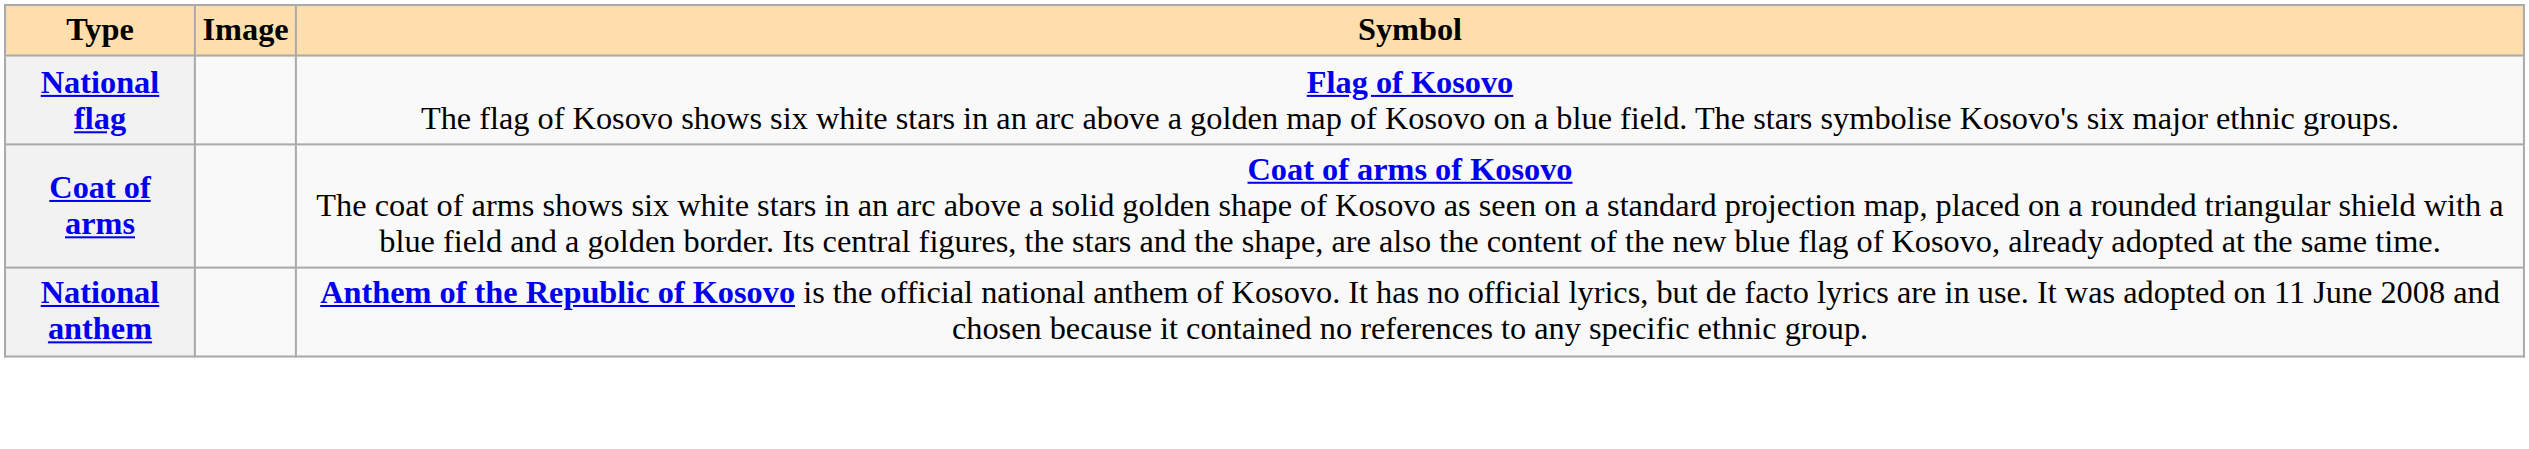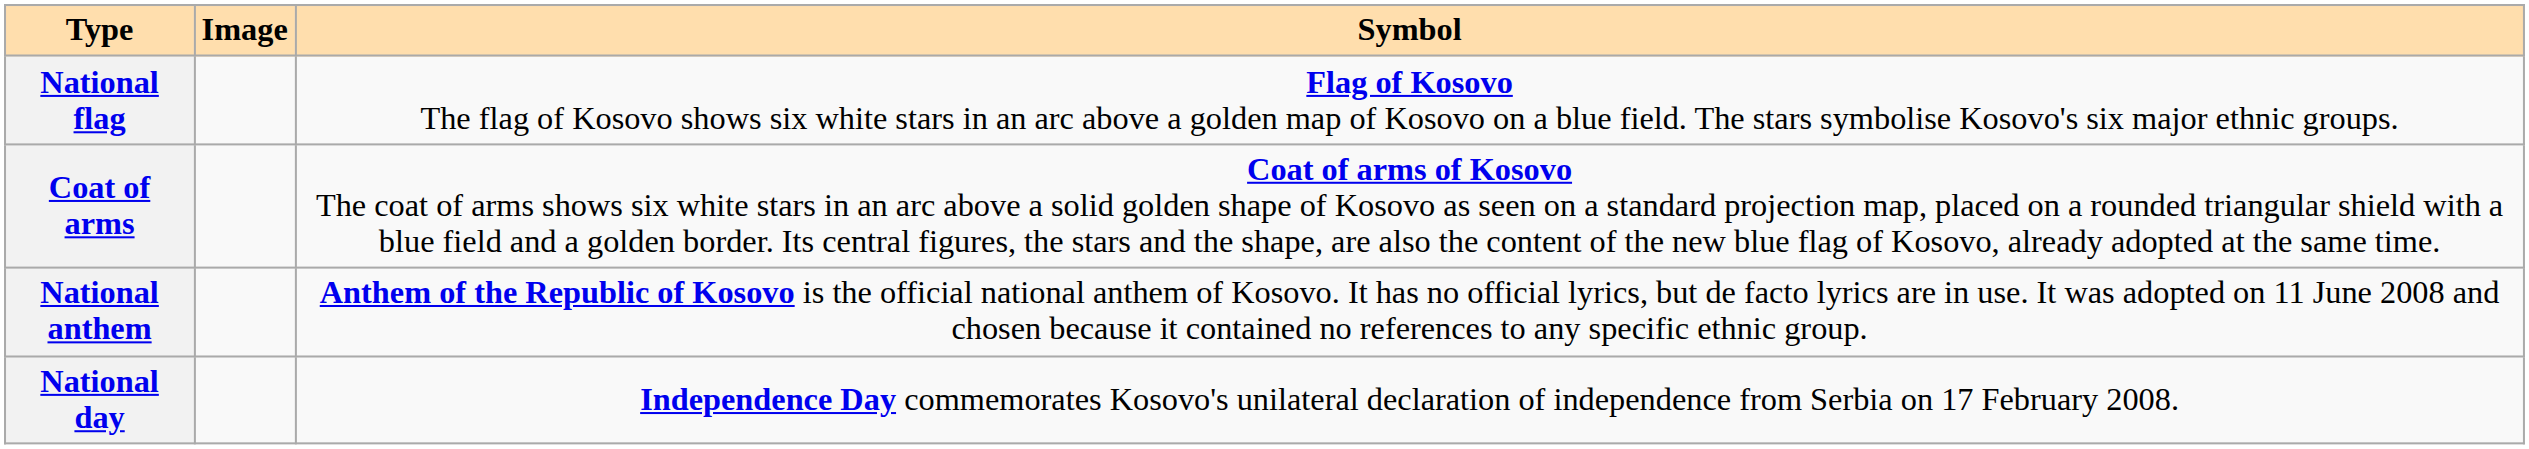+ row: (100, 398)
